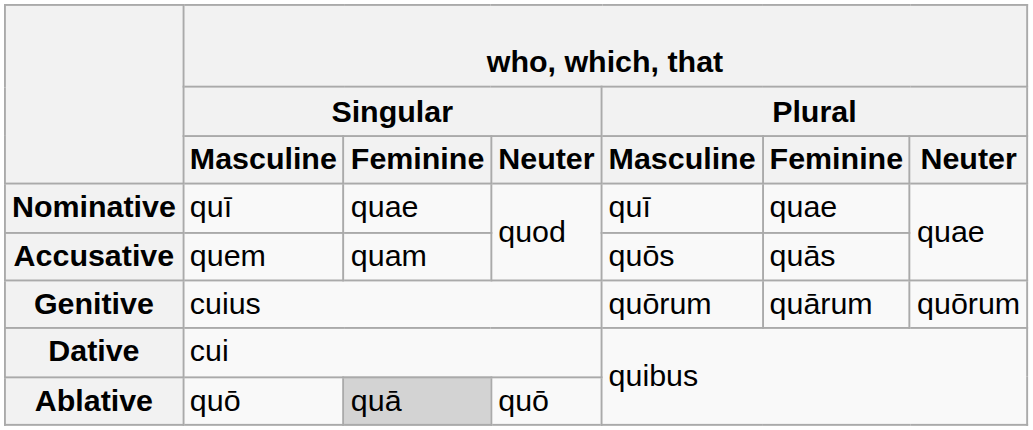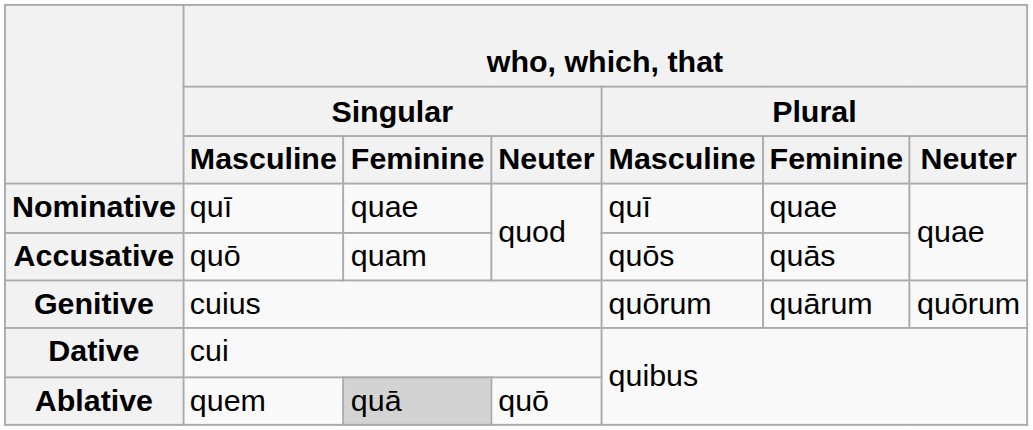(228, 255) quem -> (215, 255) quō
(215, 400) quō -> (228, 400) quem
